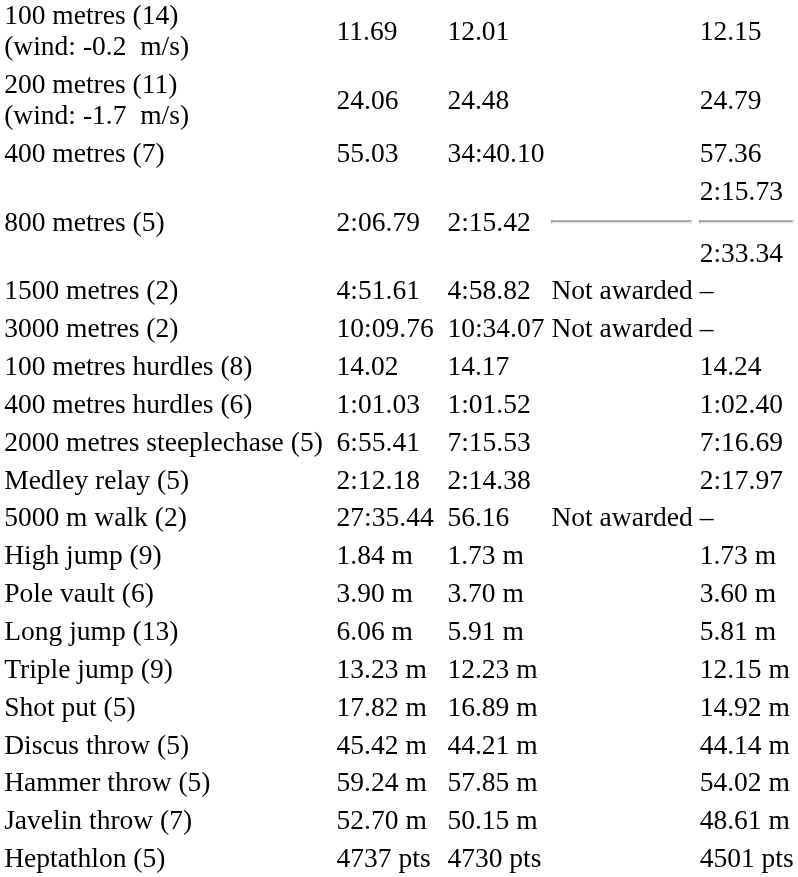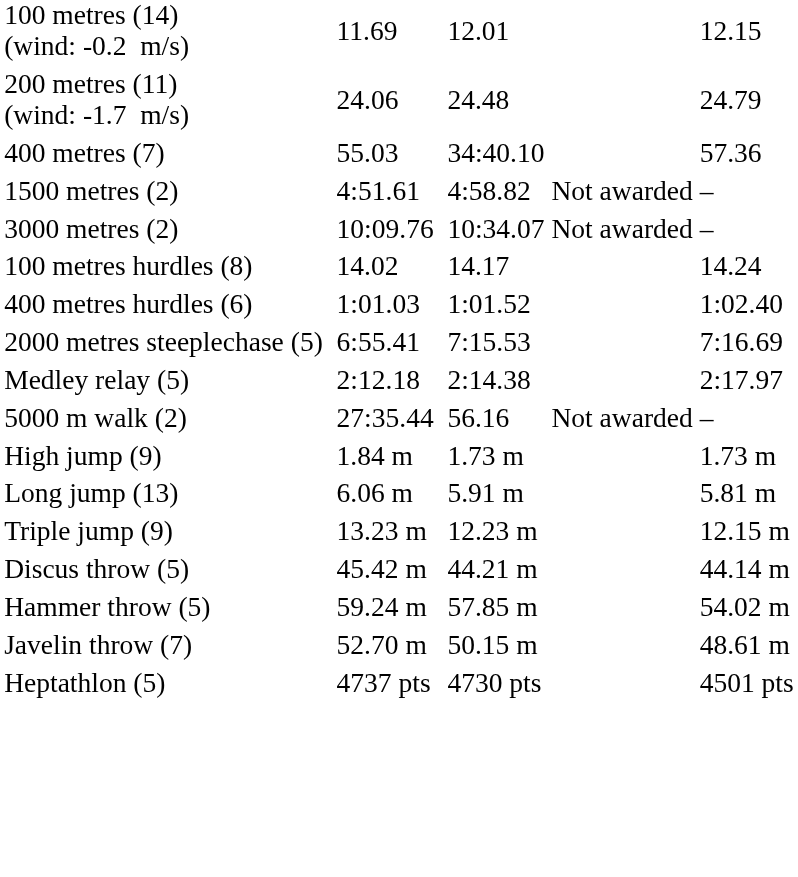- row: (84, 221)
- row: (79, 593)
- row: (70, 706)
